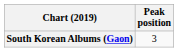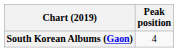(154, 39) 3 -> (154, 39) 4
